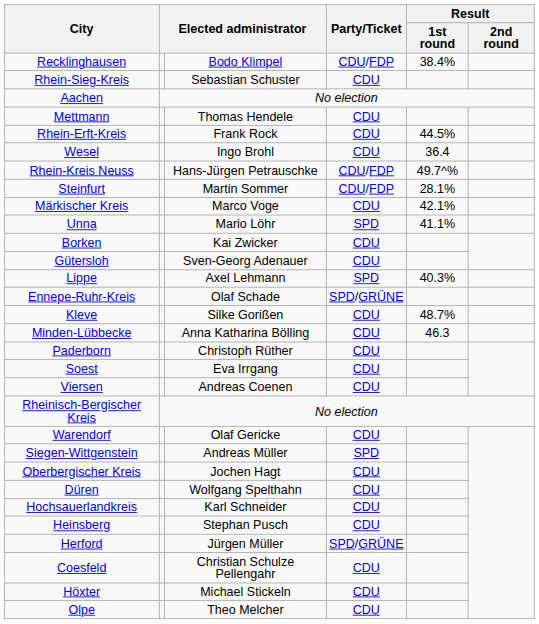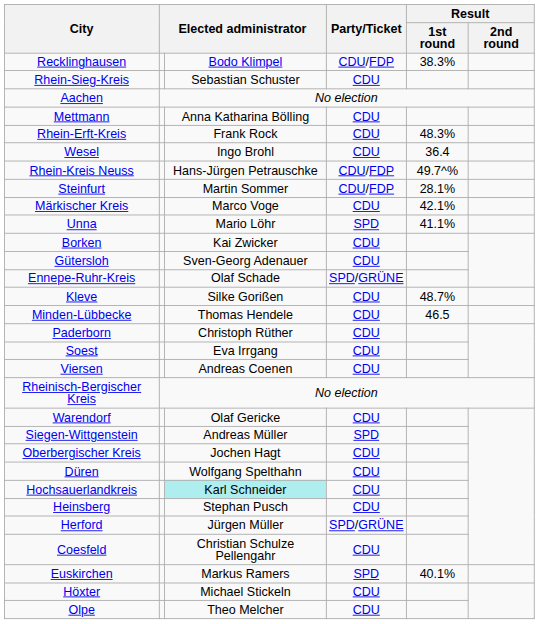(437, 62) 38.4% -> (437, 62) 38.3%
(245, 116) Thomas Hendele -> (245, 116) Anna Katharina Bölling
(437, 134) 44.5% -> (437, 134) 48.3%
- row: (82, 279)
(245, 333) Anna Katharina Bölling -> (245, 315) Thomas Hendele
(437, 333) 46.3 -> (437, 315) 46.5
(245, 508) no background -> (245, 490) paleturquoise background
+ row: (82, 574)
